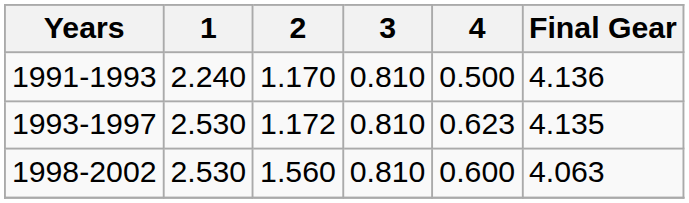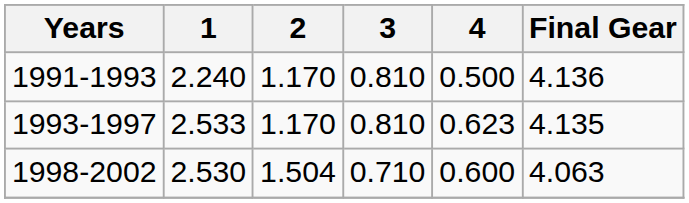(208, 124) 2.530 -> (208, 124) 2.533
(298, 124) 1.172 -> (298, 124) 1.170
(298, 172) 1.560 -> (298, 172) 1.504
(388, 172) 0.810 -> (388, 172) 0.710
